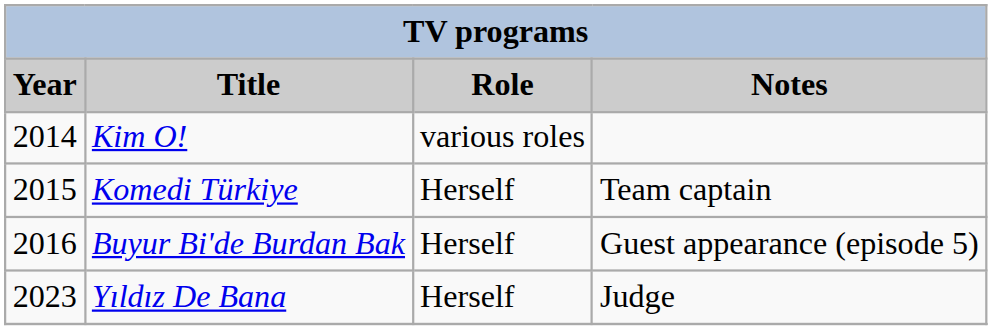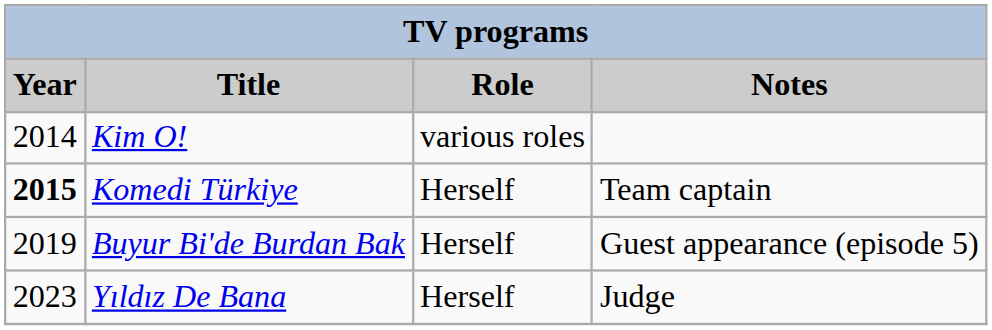(45, 190) normal -> (45, 190) bold
(45, 243) 2016 -> (45, 243) 2019
